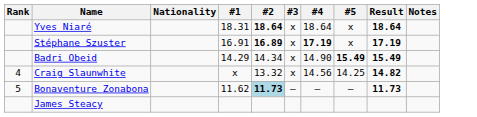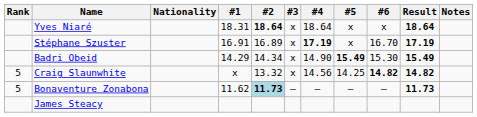+ column: (384, 12)
(268, 43) bold -> (268, 43) normal
(18, 74) 4 -> (18, 74) 5
